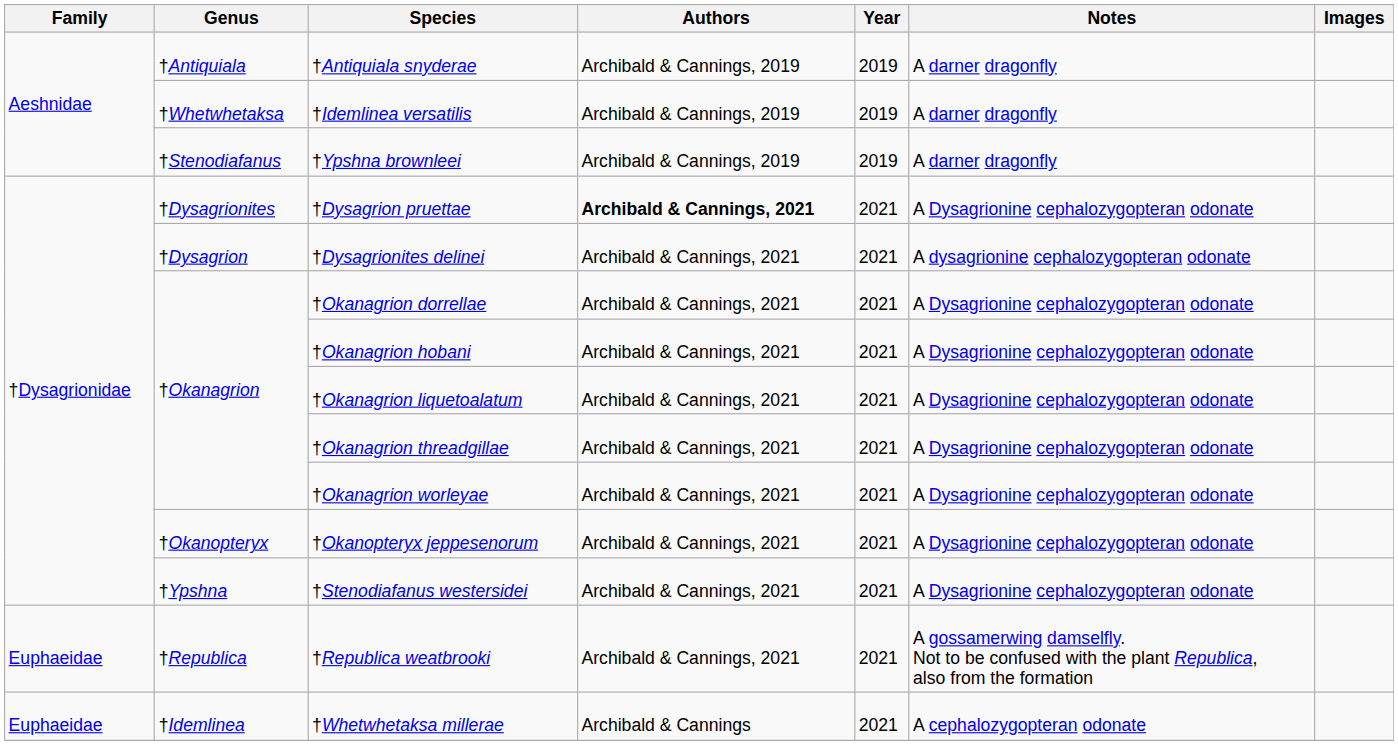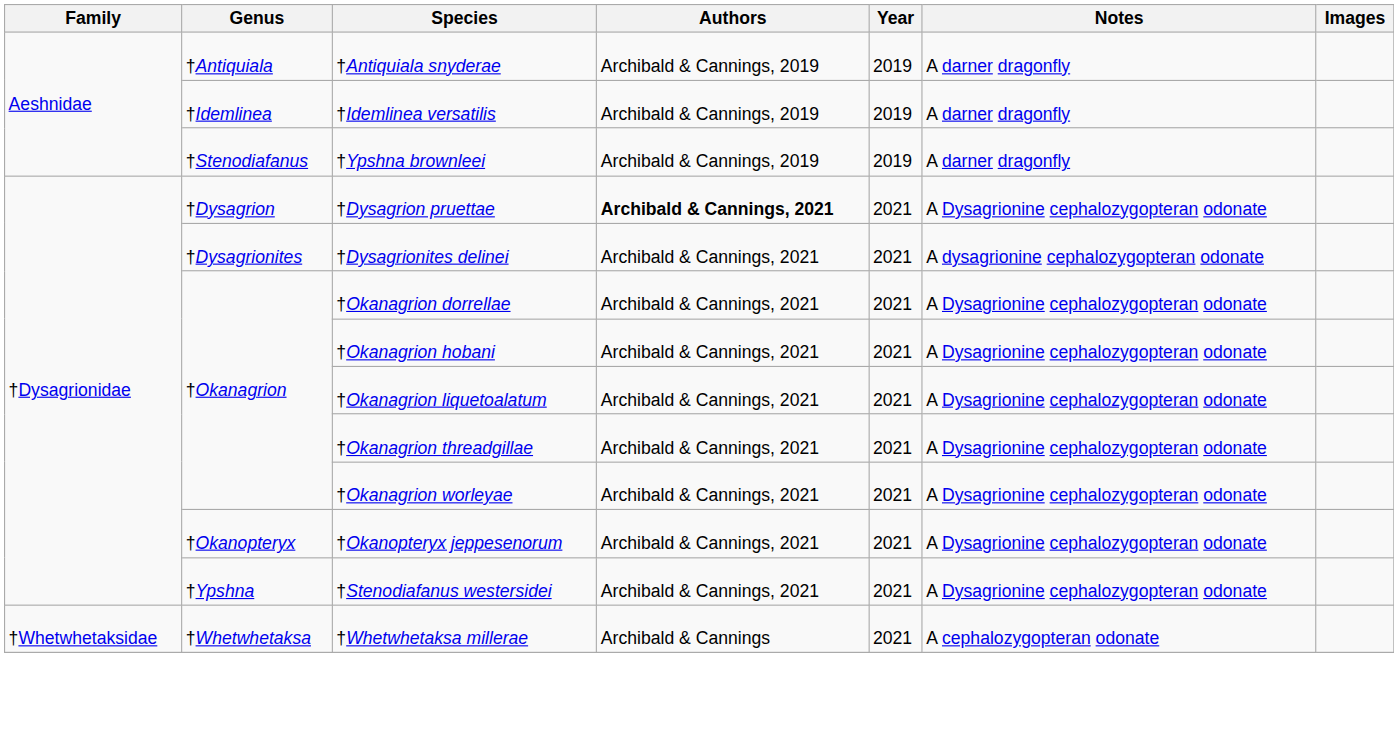(221, 113) †Whetwhetaksa -> (229, 113) †Idemlinea
(217, 209) †Dysagrionites -> (230, 209) †Dysagrion
(203, 257) †Dysagrion -> (244, 257) †Dysagrionites
- row: (401, 658)
(56, 726) Euphaeidae -> (83, 638) †Whetwhetaksidae
(202, 726) †Idemlinea -> (248, 638) †Whetwhetaksa
